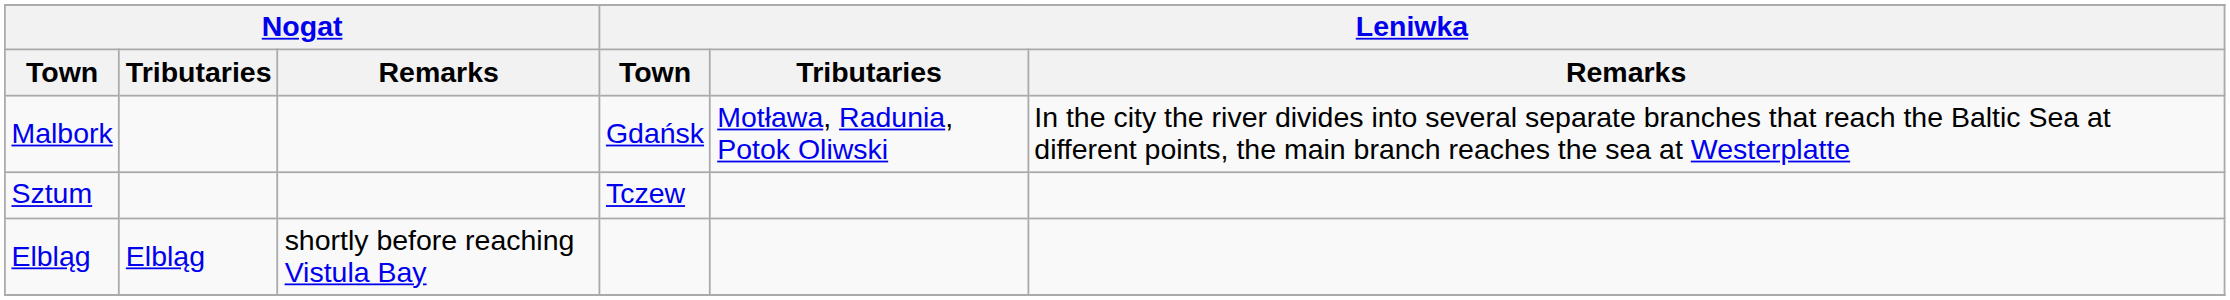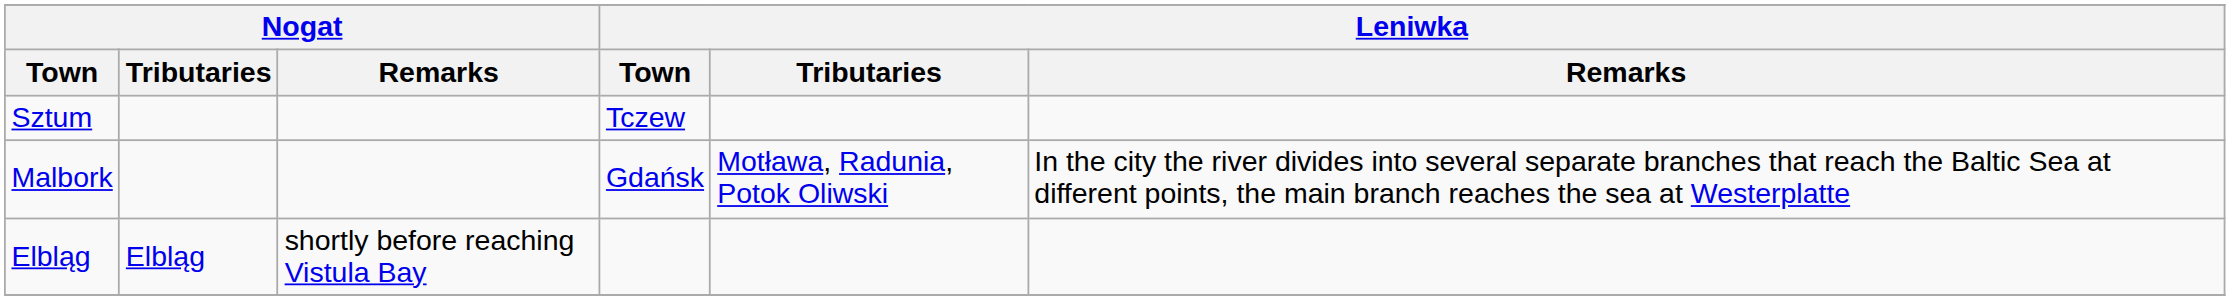rows swapped: (52, 194) <-> (62, 133)
